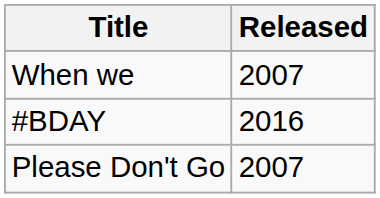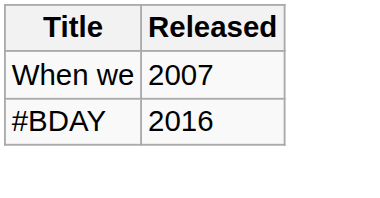- row: (118, 167)
